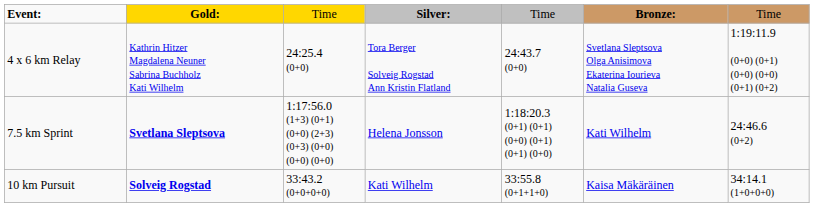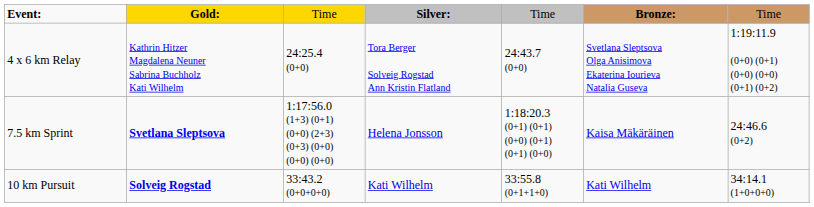(619, 133) Kati Wilhelm -> (630, 133) Kaisa Mäkäräinen
(630, 185) Kaisa Mäkäräinen -> (619, 185) Kati Wilhelm
